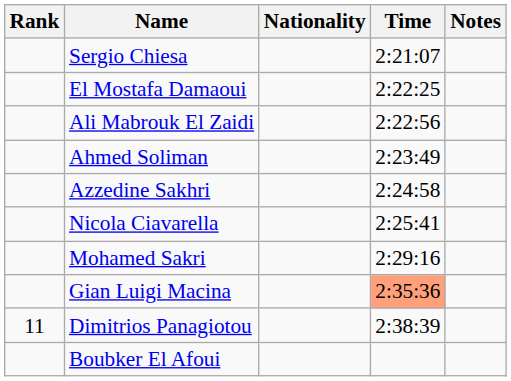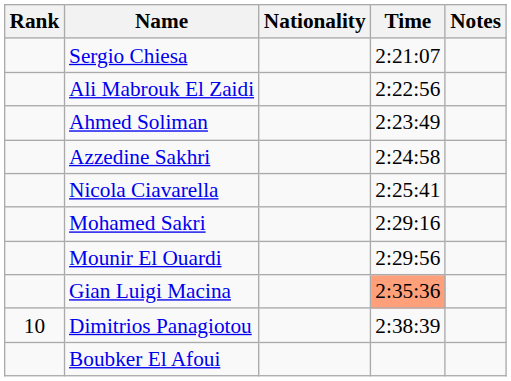- row: (158, 88)
+ row: (145, 257)
(34, 325) 11 -> (34, 325) 10
